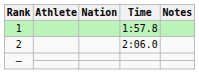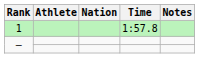- row: (19, 45)
